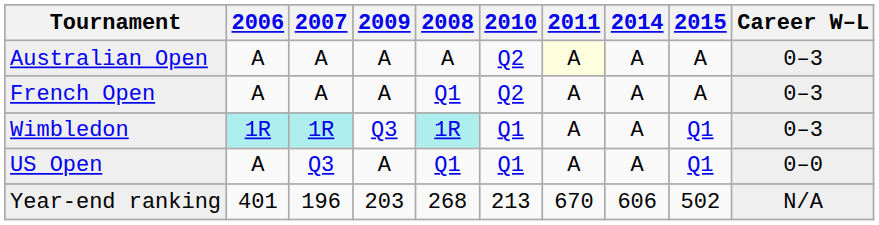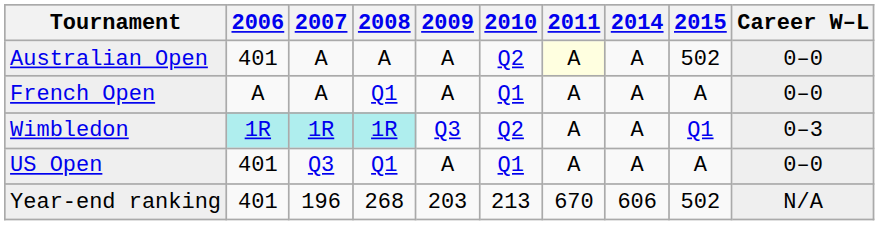columns swapped: (448, 23) <-> (384, 23)
(258, 59) A -> (258, 59) 401
(700, 59) A -> (700, 59) 502
(803, 59) 0–3 -> (803, 59) 0–0
(511, 94) Q2 -> (511, 94) Q1
(803, 94) 0–3 -> (803, 94) 0–0
(511, 130) Q1 -> (511, 130) Q2
(258, 166) A -> (258, 166) 401
(700, 166) Q1 -> (700, 166) A
